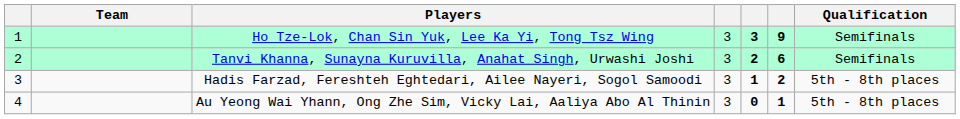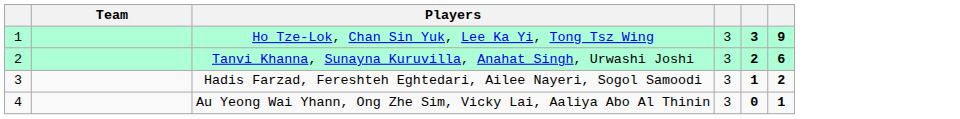- column: (875, 15)
